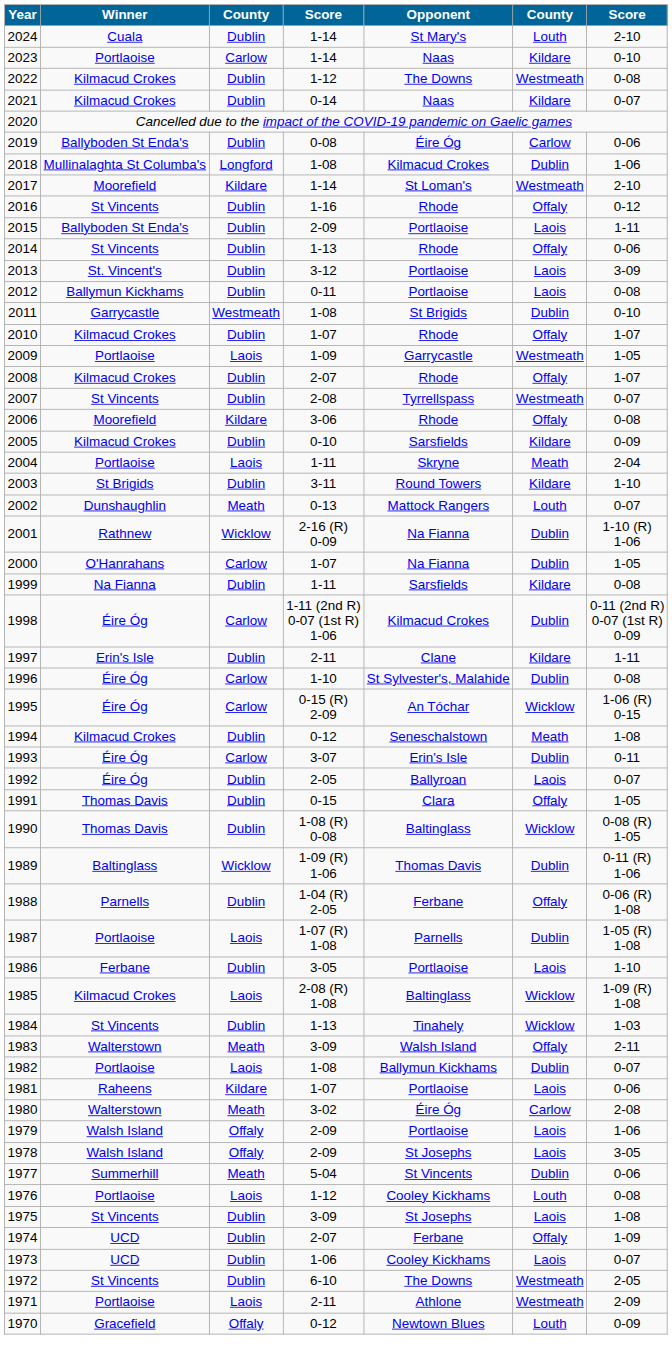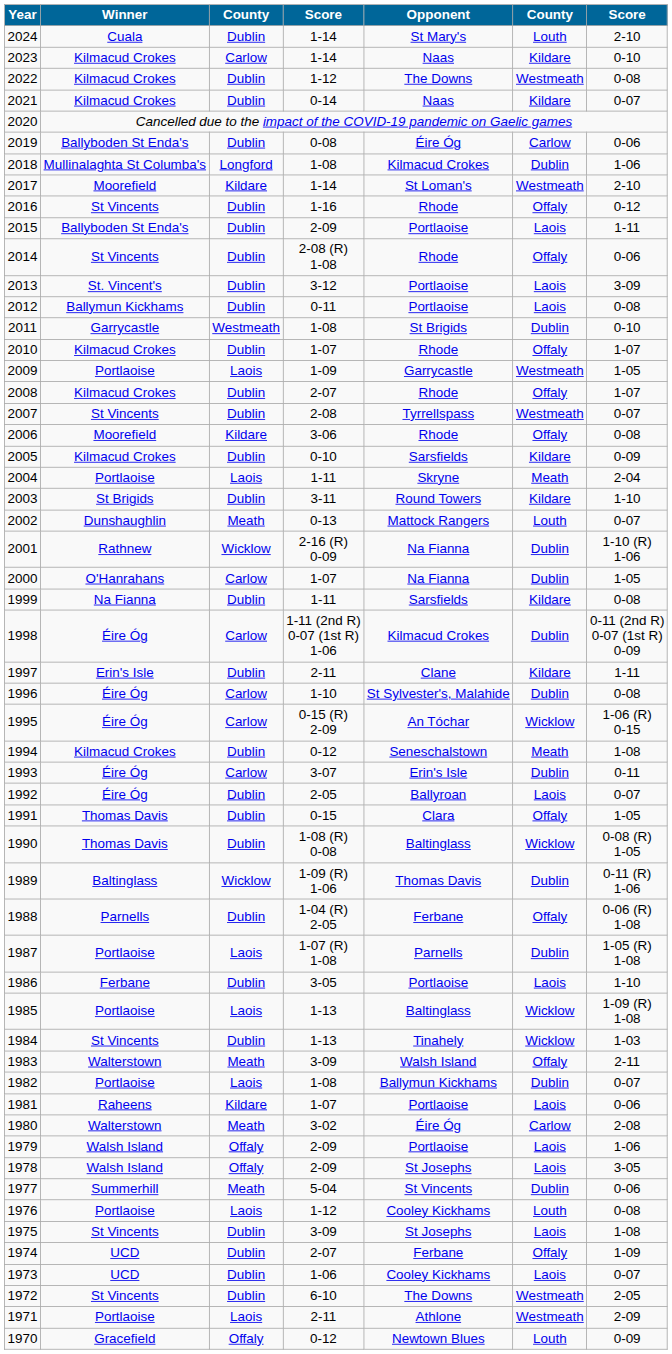(125, 57) Portlaoise -> (125, 57) Kilmacud Crokes
(323, 249) 1-13 -> (323, 257) 2-08 (R) 1-08
(125, 996) Kilmacud Crokes -> (125, 1011) Portlaoise
(323, 996) 2-08 (R) 1-08 -> (323, 1011) 1-13
